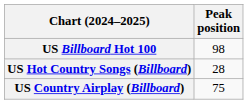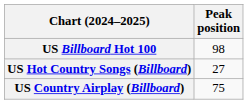(219, 68) 28 -> (219, 68) 27
